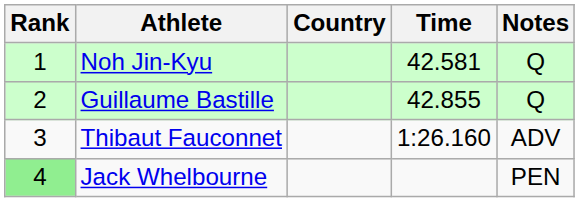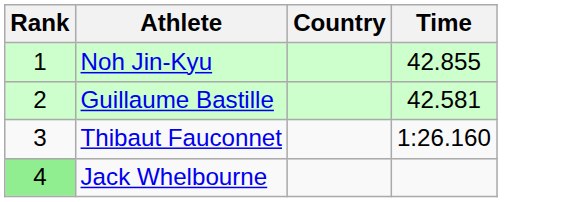- column: (536, 23)
(444, 61) 42.581 -> (444, 61) 42.855
(444, 100) 42.855 -> (444, 100) 42.581
